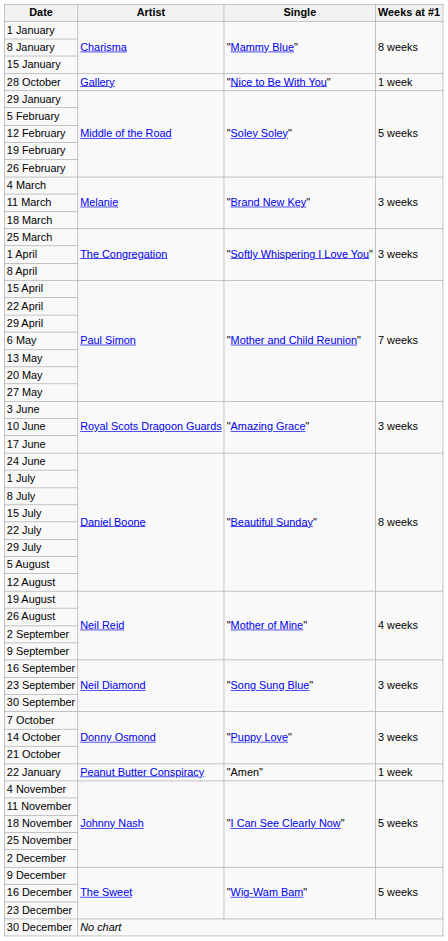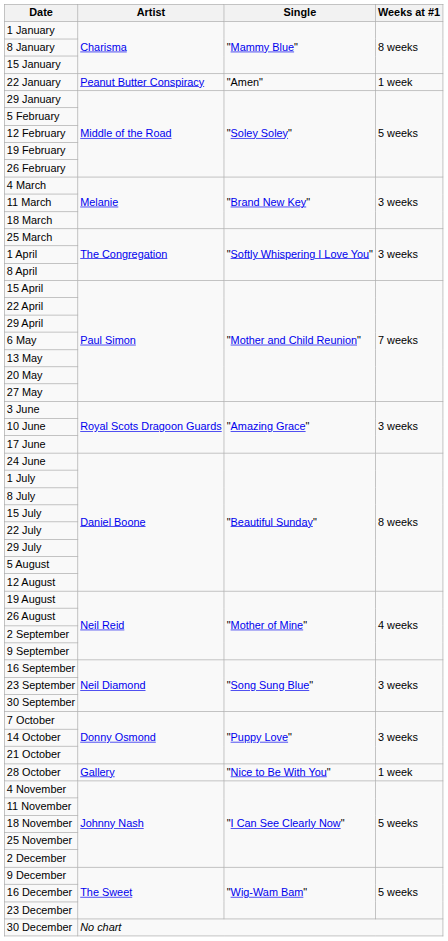rows swapped: (34, 772) <-> (34, 82)
